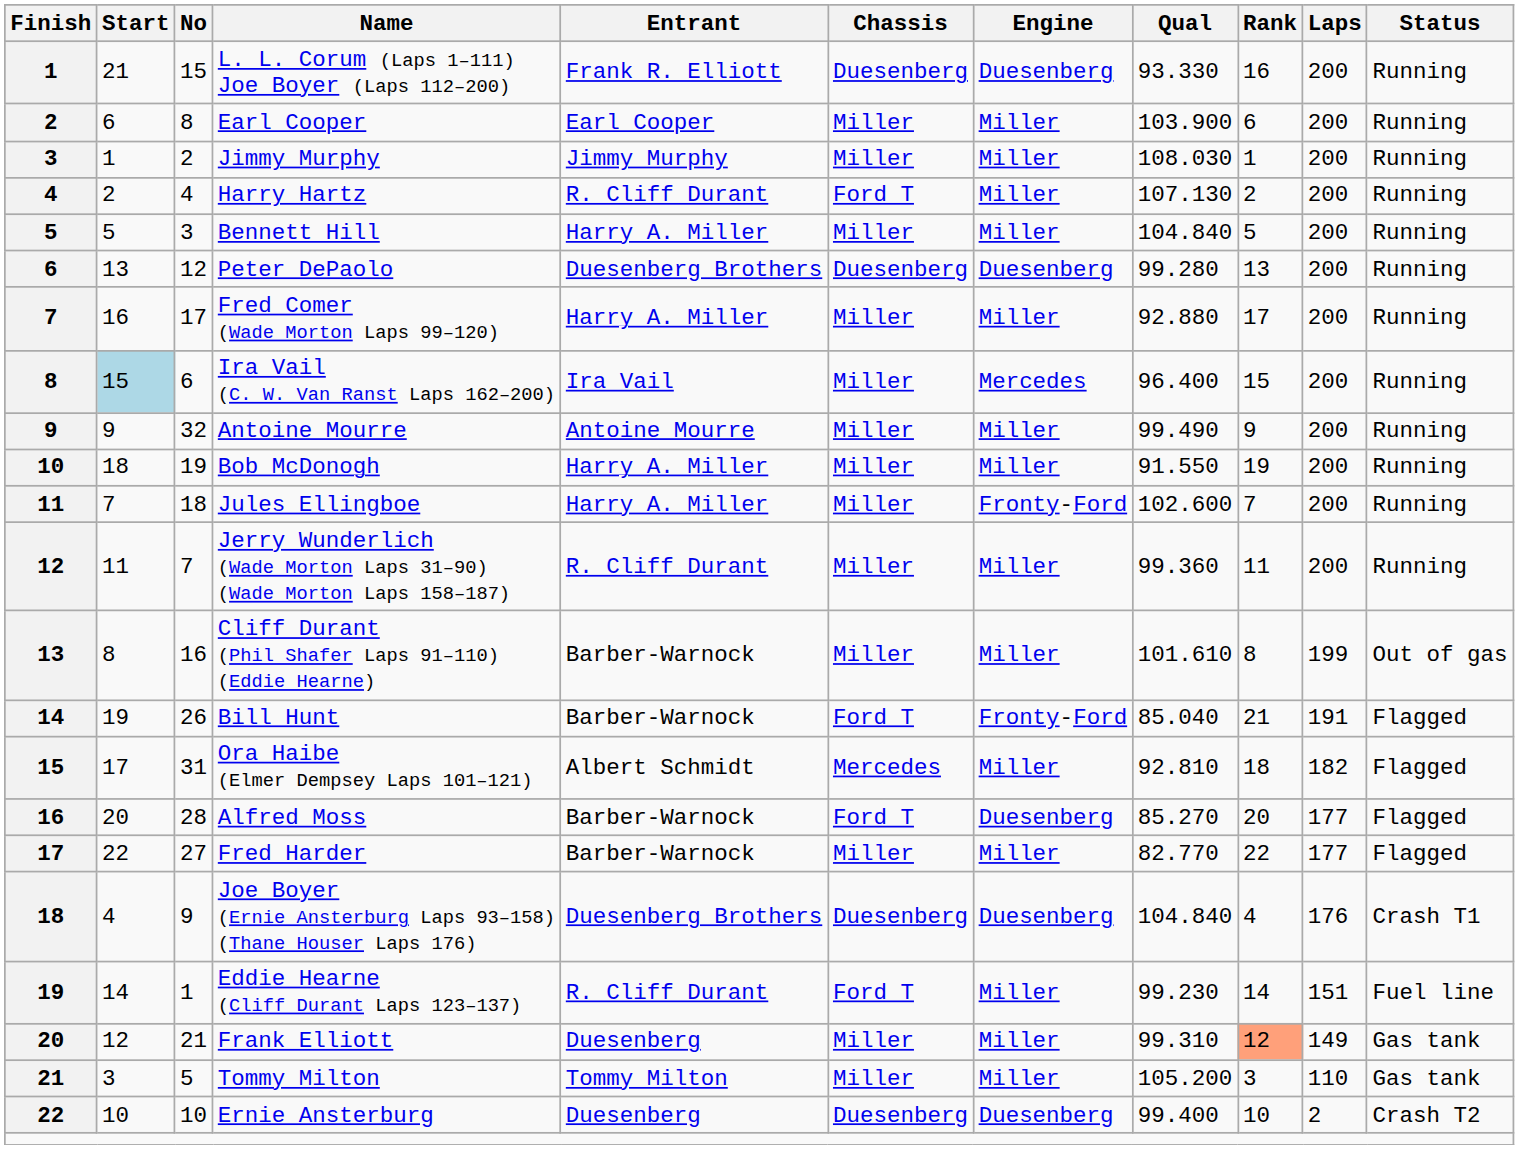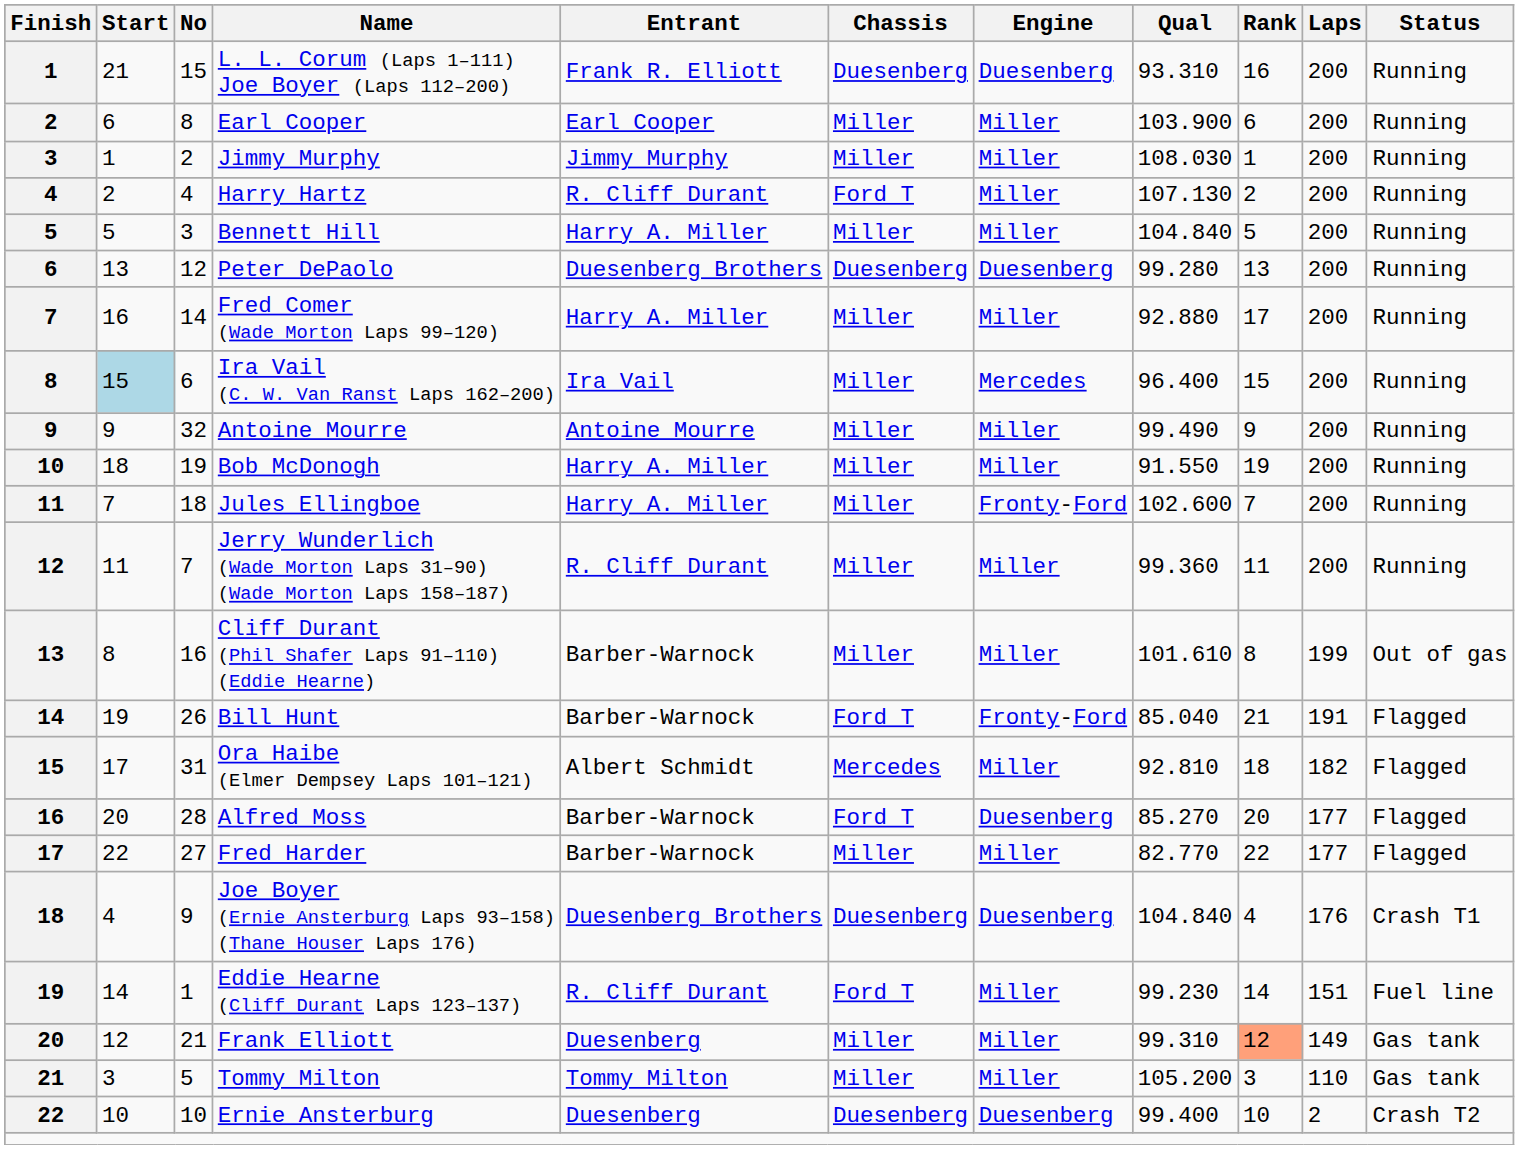(1178, 73) 93.330 -> (1178, 73) 93.310
(194, 319) 17 -> (194, 319) 14
